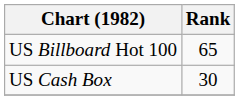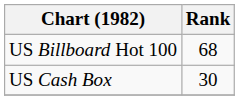(208, 49) 65 -> (208, 49) 68
